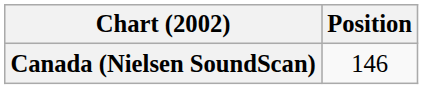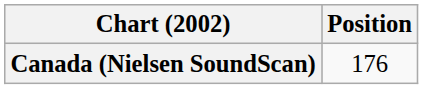(370, 63) 146 -> (370, 63) 176
